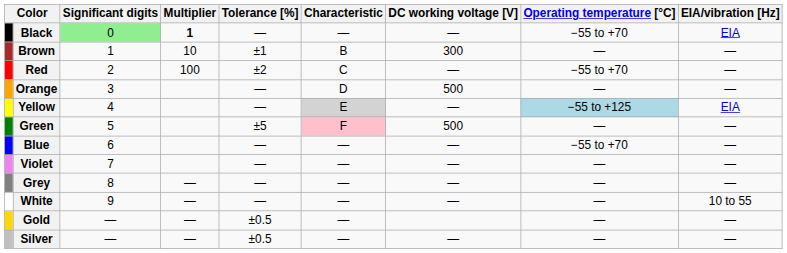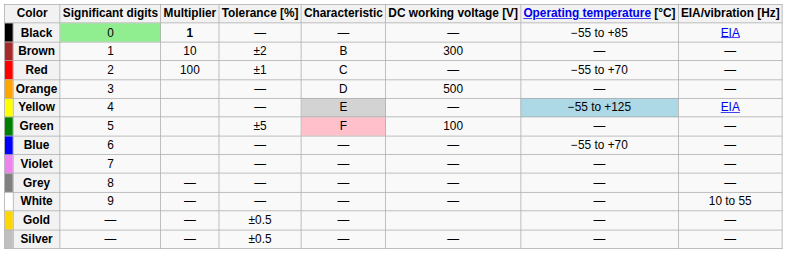(599, 32) −55 to +70 -> (599, 32) −55 to +85
(260, 51) ±1 -> (260, 51) ±2
(260, 70) ±2 -> (260, 70) ±1
(453, 126) 500 -> (453, 126) 100
